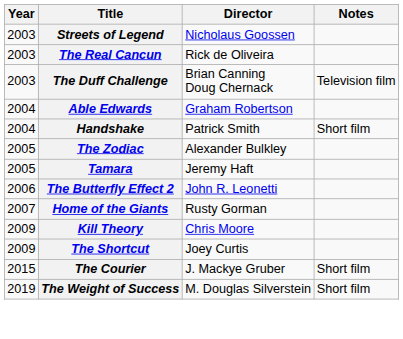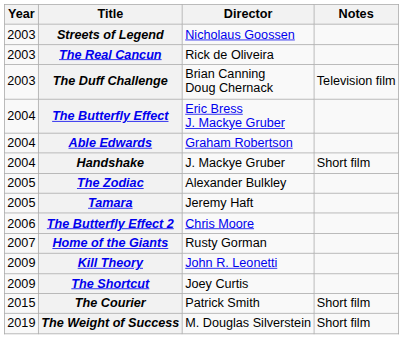+ row: (110, 116)
(222, 128) Patrick Smith -> (235, 163) J. Mackye Gruber
(231, 189) John R. Leonetti -> (220, 223) Chris Moore
(220, 229) Chris Moore -> (231, 263) John R. Leonetti
(235, 269) J. Mackye Gruber -> (222, 303) Patrick Smith
